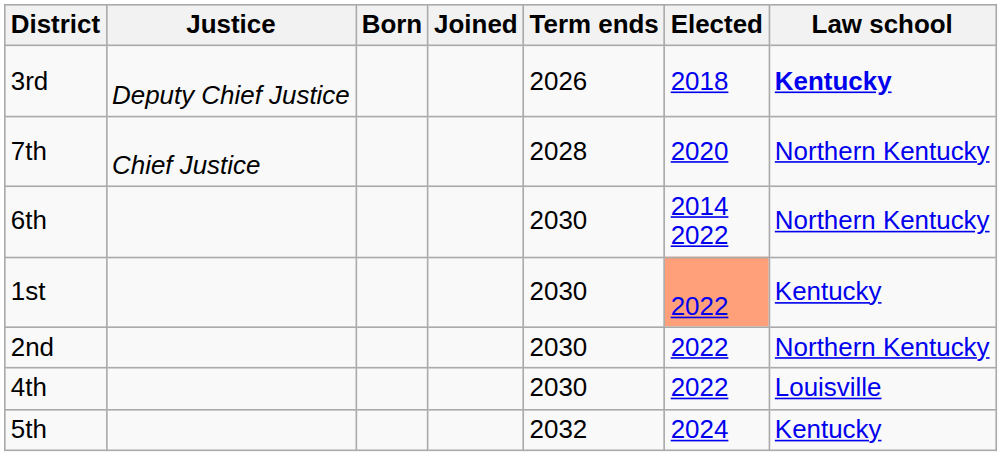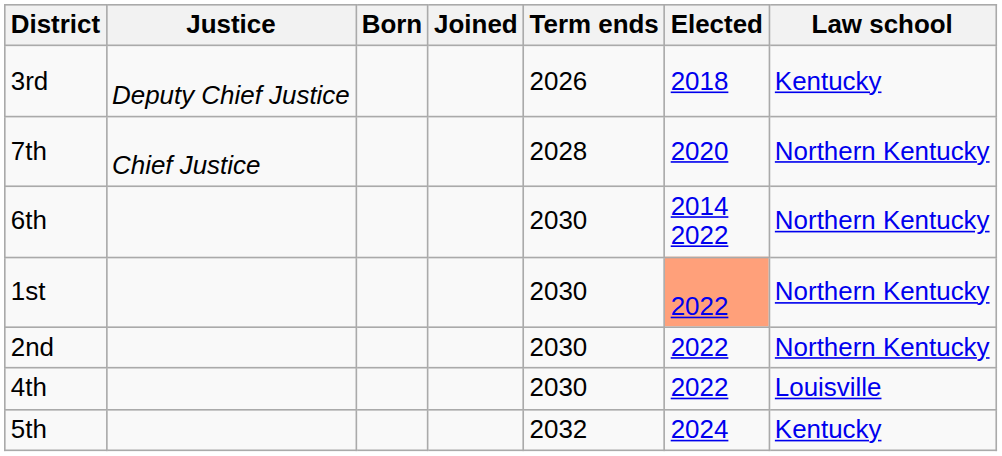(833, 80) bold -> (828, 80) normal
(828, 291) Kentucky -> (882, 291) Northern Kentucky
